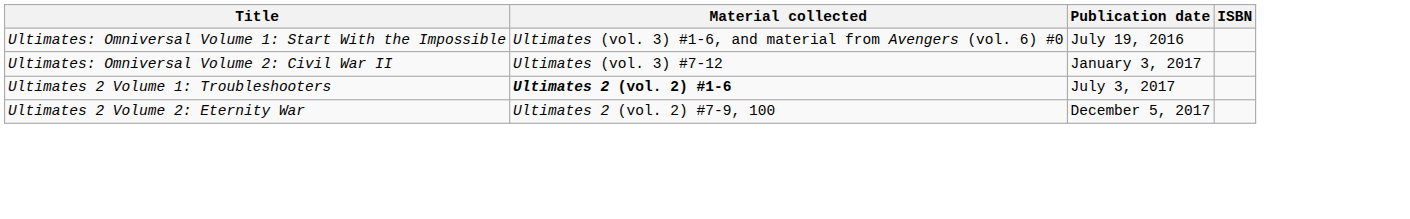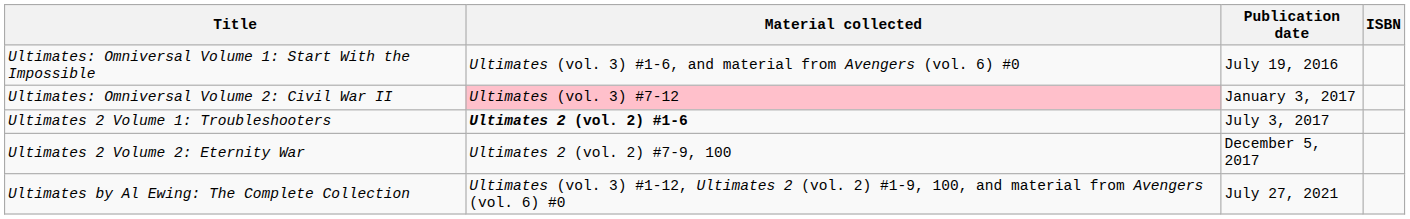(618, 64) no background -> (574, 97) pink background
+ row: (209, 194)
